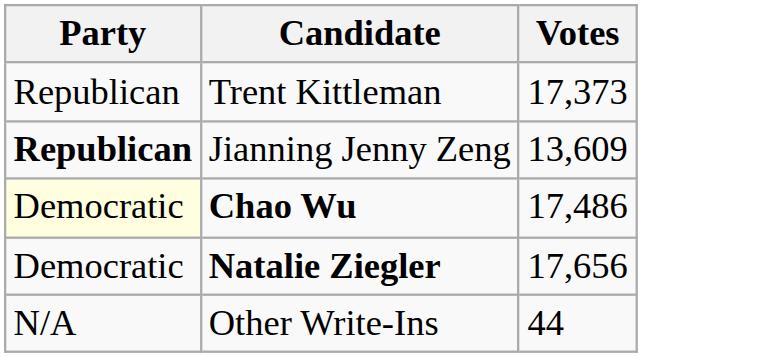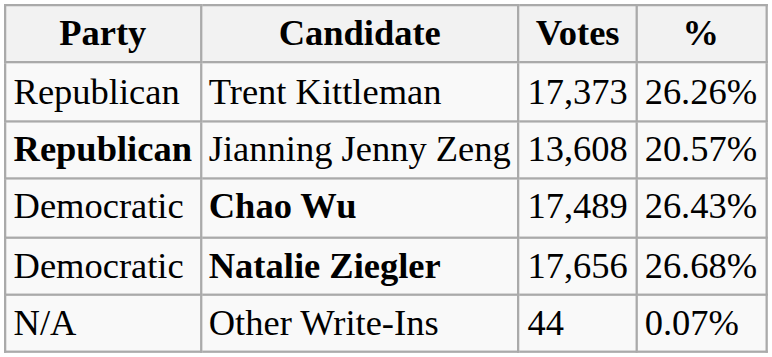+ column: (701, 33)
(578, 149) 13,609 -> (578, 149) 13,608
(99, 206) lightyellow background -> (99, 206) no background
(578, 206) 17,486 -> (578, 206) 17,489
